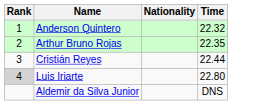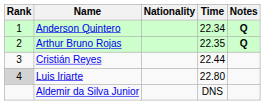+ column: (244, 12)
(212, 28) 22.32 -> (212, 28) 22.34
